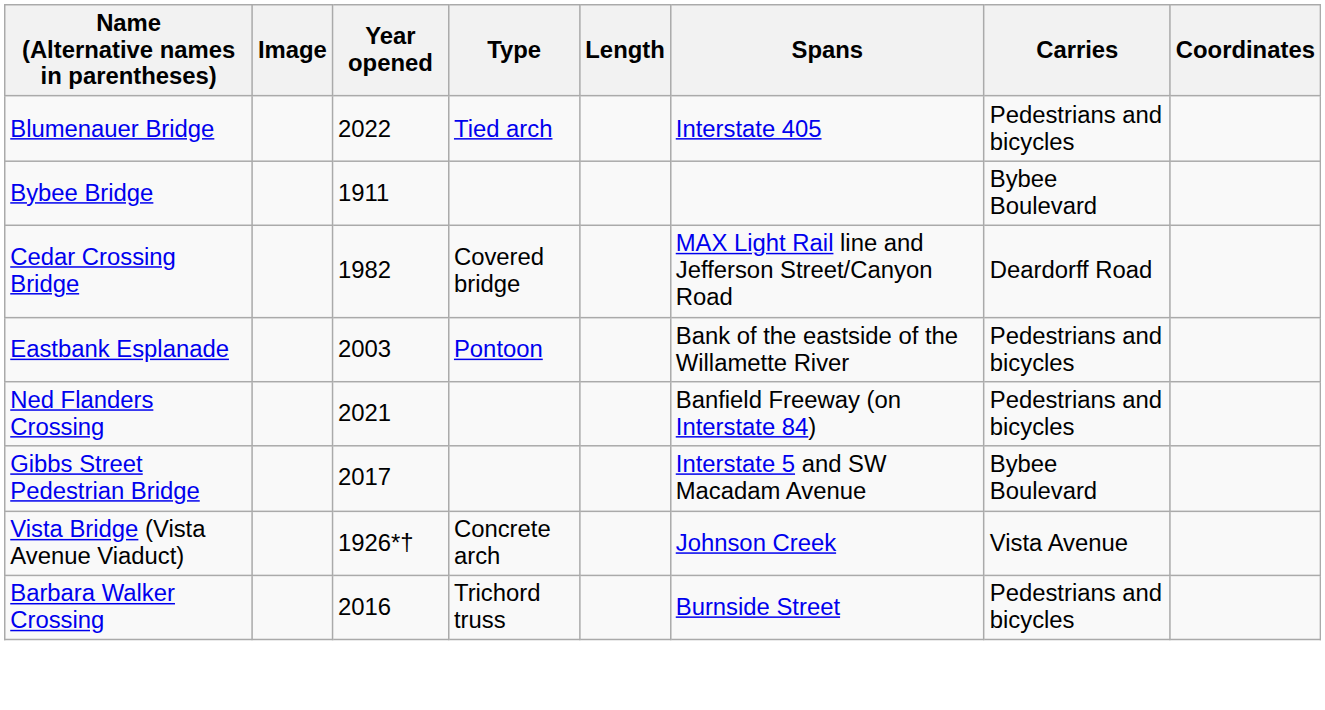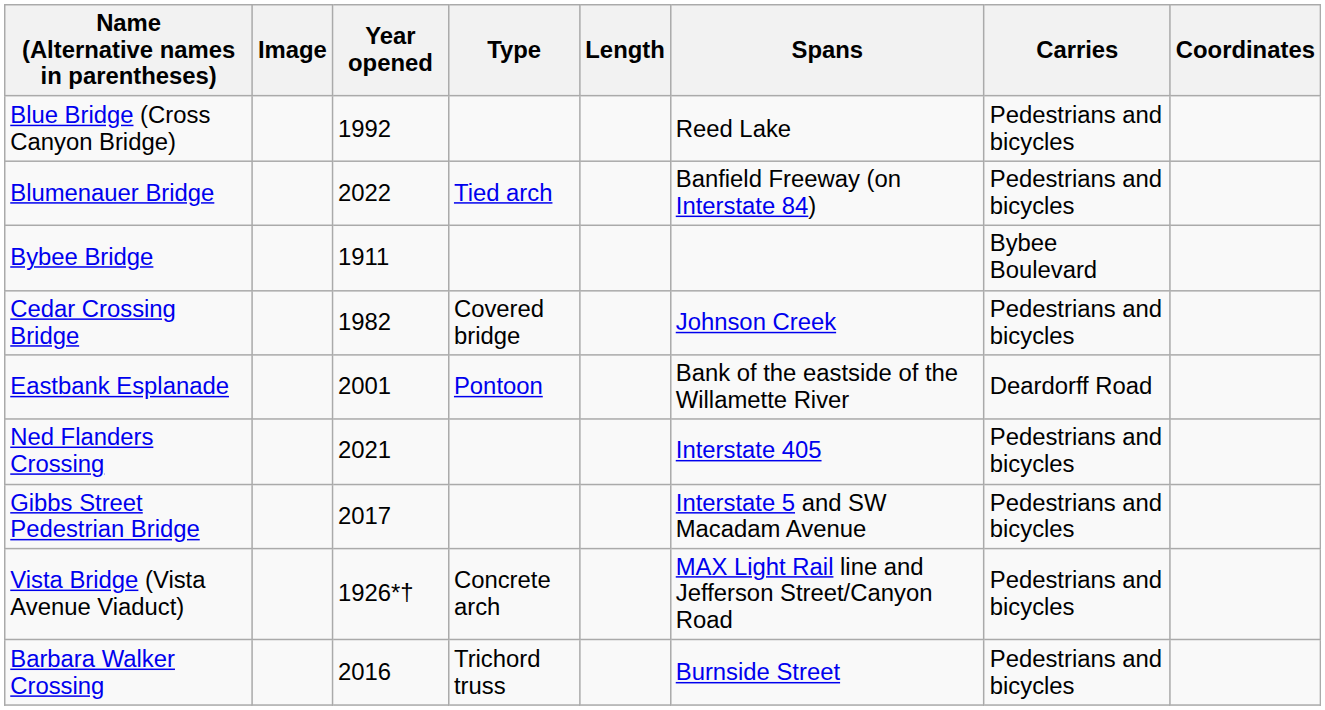+ row: (110, 128)
(749, 128) Interstate 405 -> (788, 192) Banfield Freeway (on Interstate 84)
(804, 270) MAX Light Rail line and Jefferson Street/Canyon Road -> (756, 322) Johnson Creek
(1071, 270) Deardorff Road -> (1076, 322) Pedestrians and bicycles
(364, 348) 2003 -> (364, 386) 2001
(1076, 348) Pedestrians and bicycles -> (1071, 386) Deardorff Road
(788, 413) Banfield Freeway (on Interstate 84) -> (749, 451) Interstate 405
(1043, 478) Bybee Boulevard -> (1076, 516) Pedestrians and bicycles
(756, 542) Johnson Creek -> (804, 594) MAX Light Rail line and Jefferson Street/Canyon Road
(1059, 542) Vista Avenue -> (1076, 594) Pedestrians and bicycles
